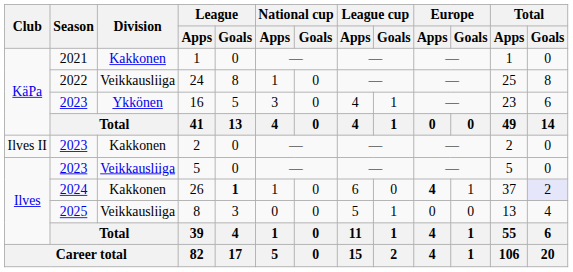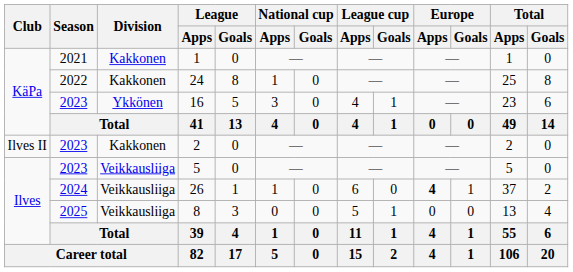(138, 80) Veikkausliiga -> (138, 80) Kakkonen
(138, 189) Kakkonen -> (138, 189) Veikkausliiga
(235, 189) bold -> (235, 189) normal
(548, 189) lavender background -> (548, 189) no background
